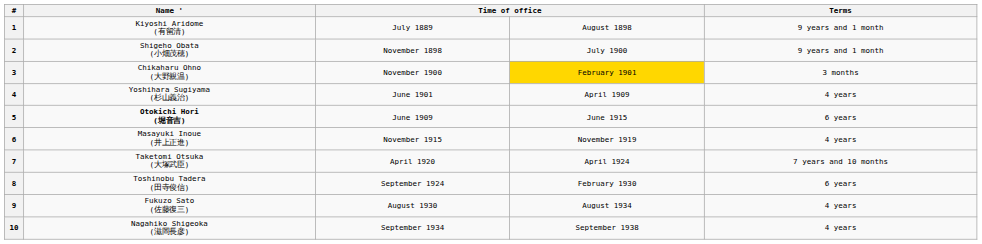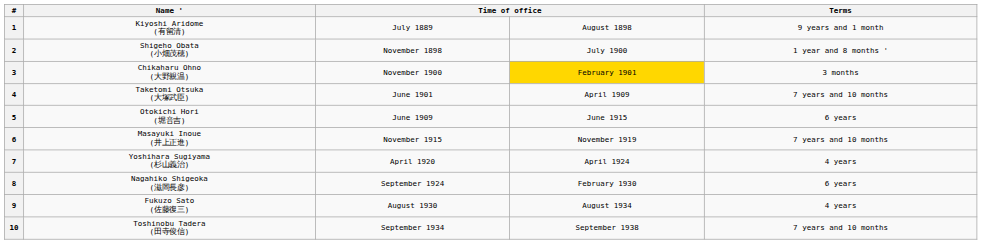(841, 50) 9 years and 1 month -> (841, 50) 1 year and 8 months '
(169, 93) Yoshihara Sugiyama (杉山義治) -> (169, 93) Taketomi Otsuka (大塚武臣)
(841, 94) 4 years -> (841, 94) 7 years and 10 months
(169, 116) bold -> (169, 116) normal
(841, 139) 4 years -> (841, 139) 7 years and 10 months
(169, 160) Taketomi Otsuka (大塚武臣) -> (169, 160) Yoshihara Sugiyama (杉山義治)
(841, 161) 7 years and 10 months -> (841, 161) 4 years
(169, 182) Toshinobu Tadera (田寺俊信) -> (169, 182) Nagahiko Shigeoka (滋岡長彦)
(169, 227) Nagahiko Shigeoka (滋岡長彦) -> (169, 227) Toshinobu Tadera (田寺俊信)
(841, 228) 4 years -> (841, 228) 7 years and 10 months
